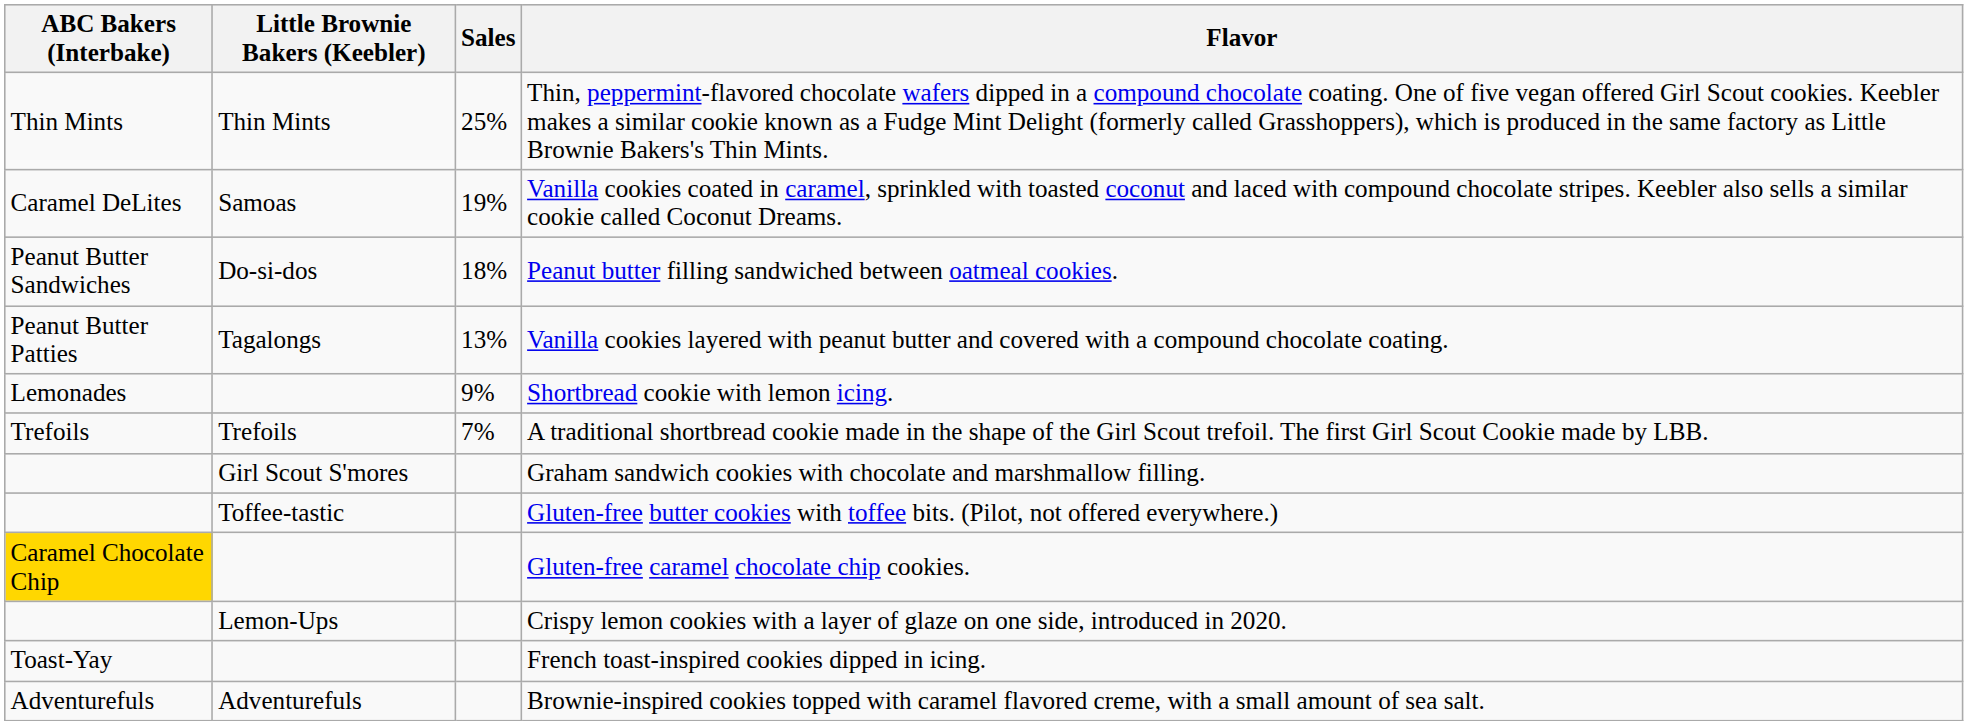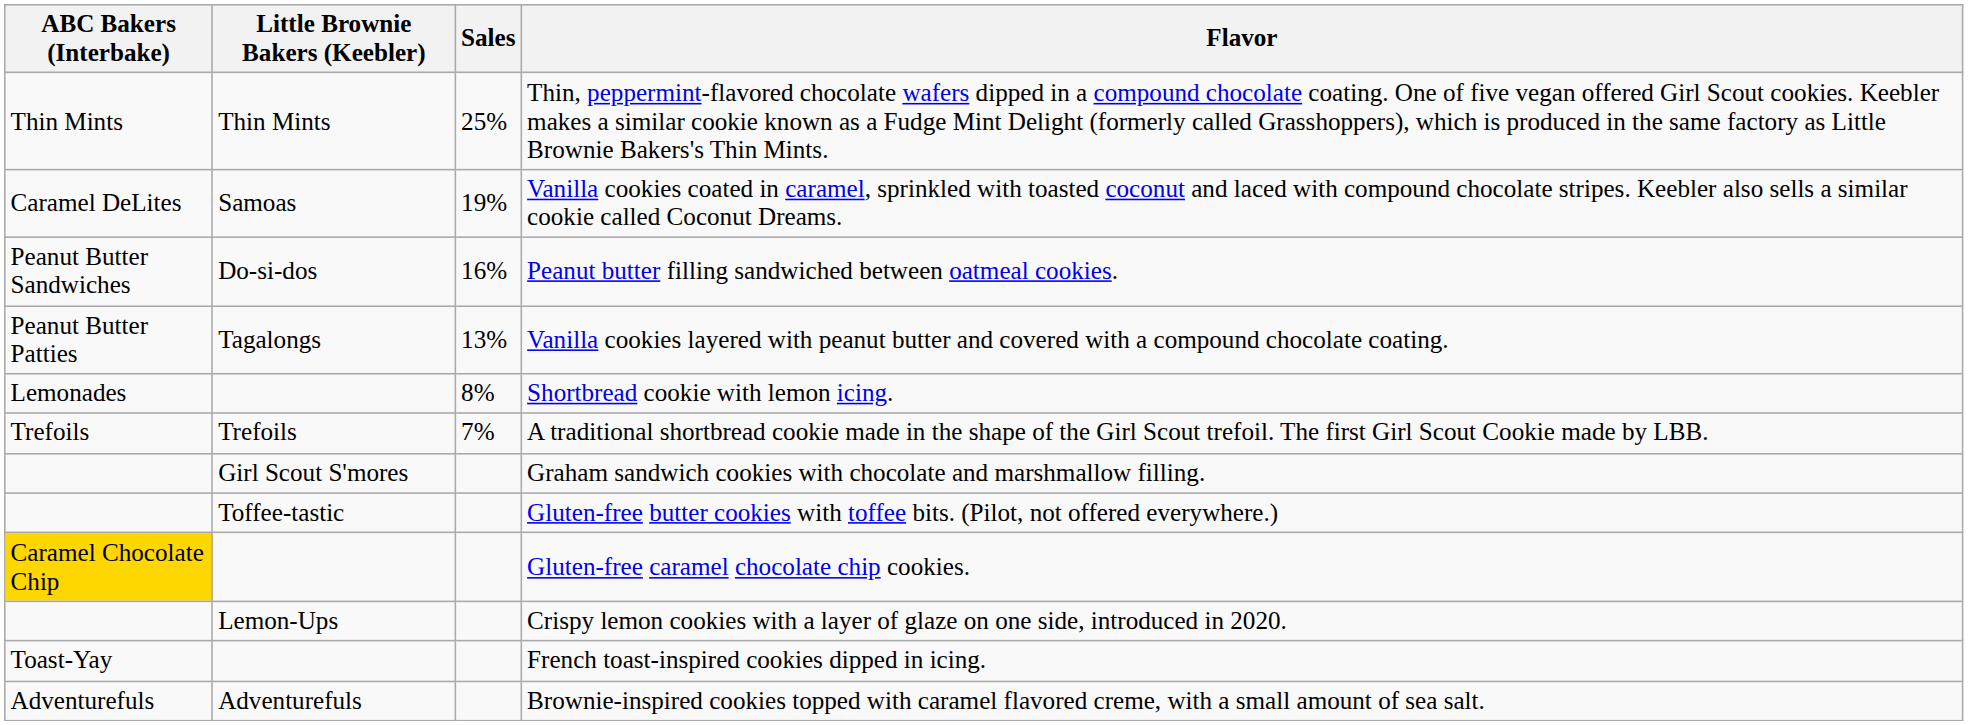(484, 271) 18% -> (484, 271) 16%
(478, 393) 9% -> (478, 393) 8%
